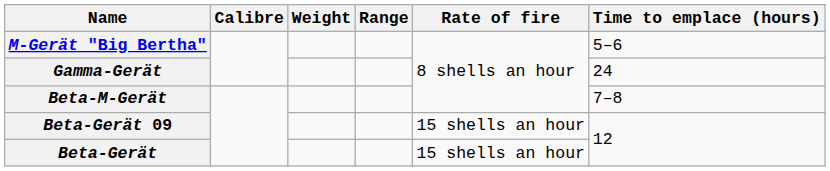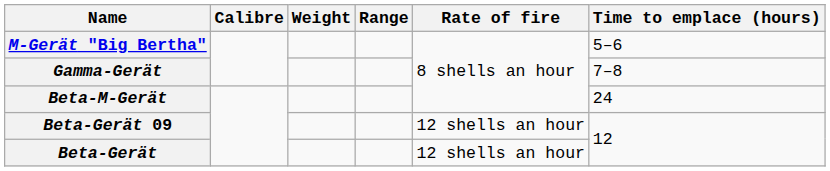(603, 72) 24 -> (608, 72) 7–8
(608, 99) 7–8 -> (603, 99) 24
(501, 126) 15 shells an hour -> (501, 126) 12 shells an hour
(501, 153) 15 shells an hour -> (501, 153) 12 shells an hour
